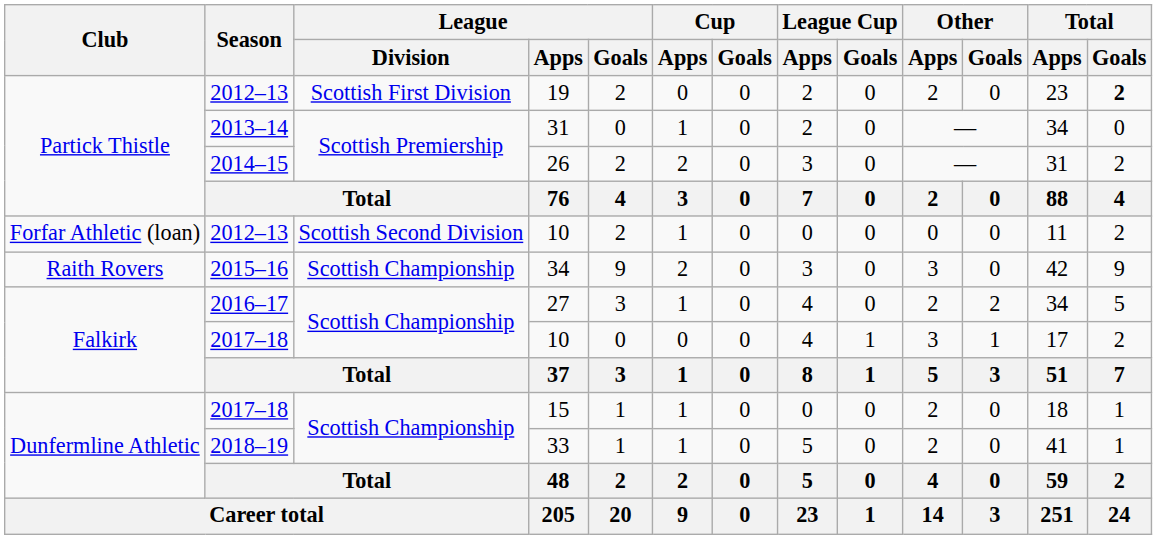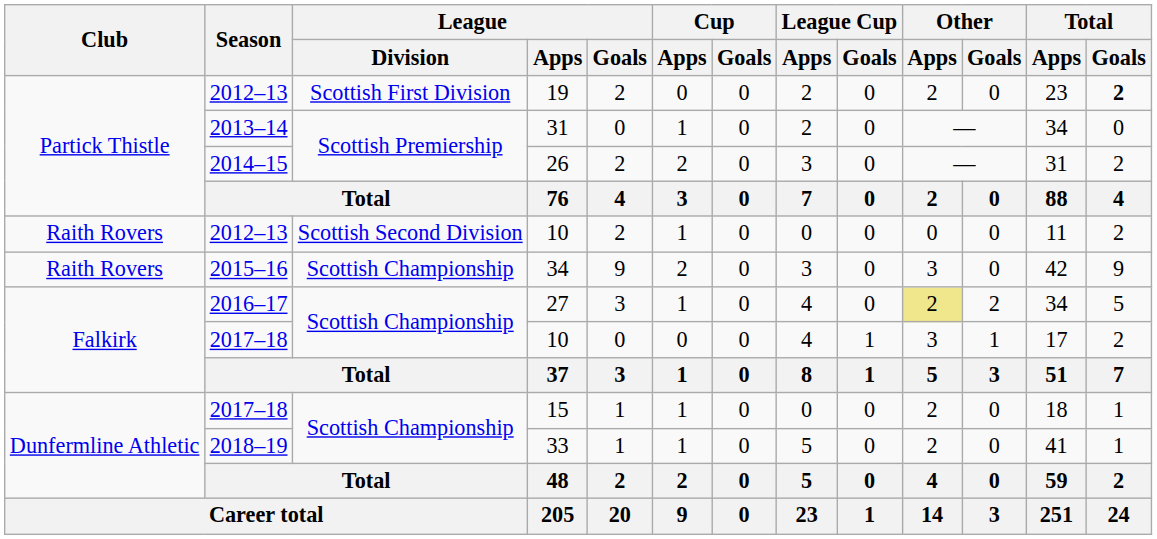(105, 233) Forfar Athletic (loan) -> (105, 233) Raith Rovers
(933, 304) no background -> (932, 304) khaki background
